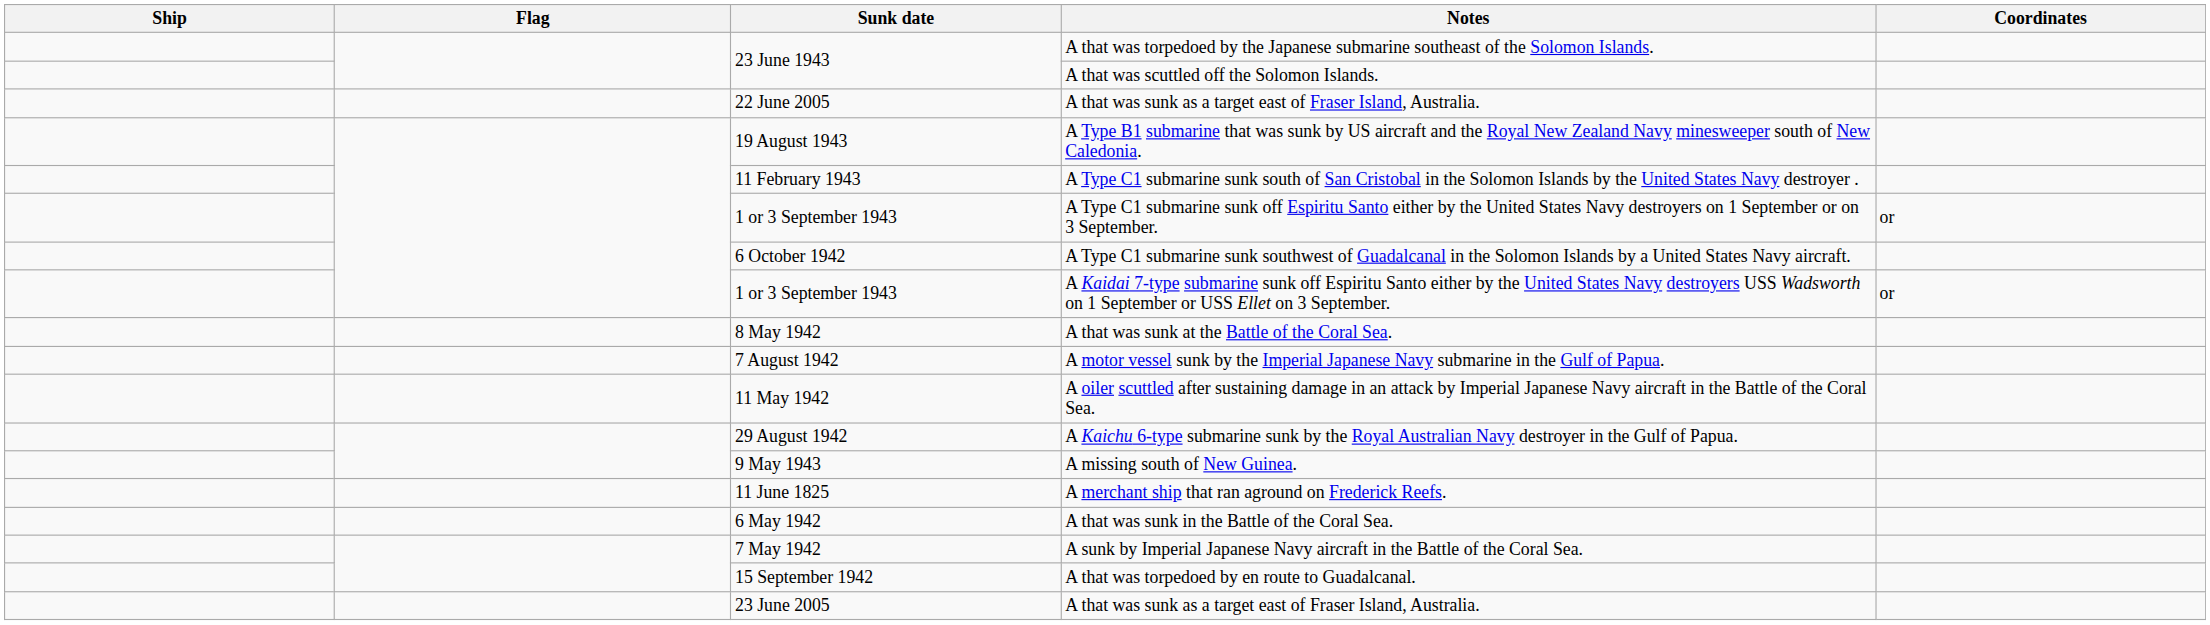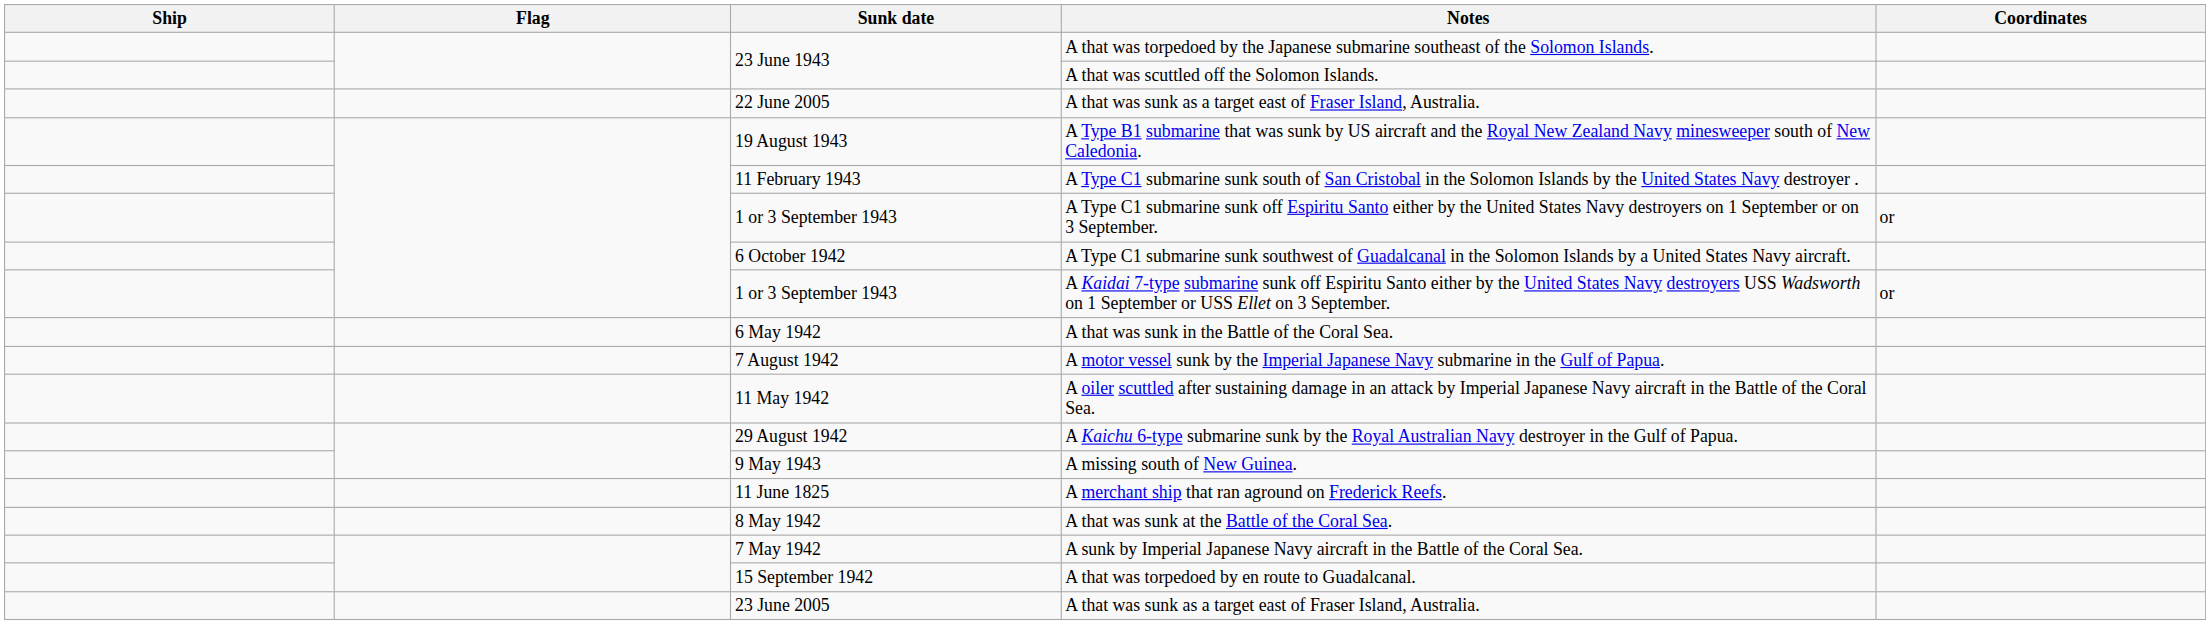rows swapped: (778, 332) <-> (778, 520)
